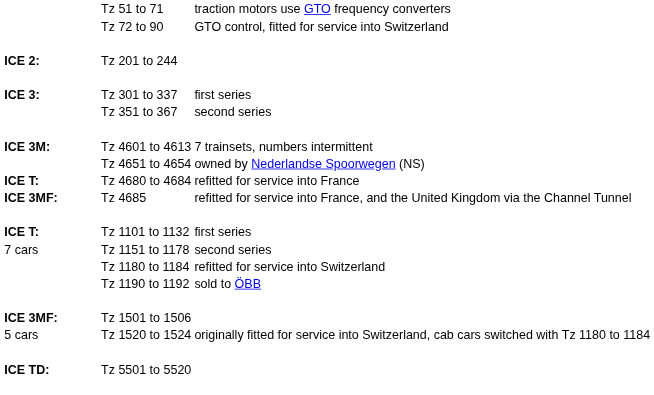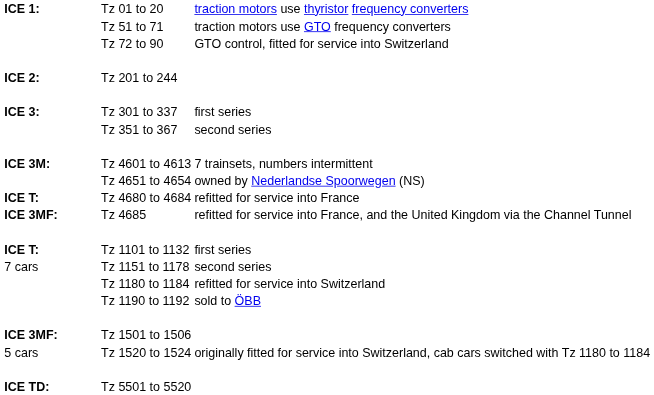+ row: (132, 9)
